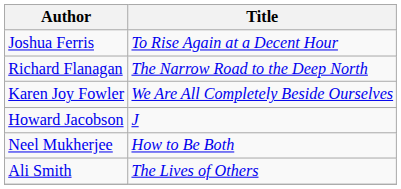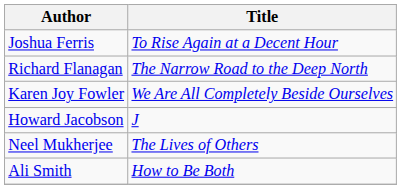(183, 145) How to Be Both -> (195, 145) The Lives of Others
(195, 171) The Lives of Others -> (183, 171) How to Be Both
